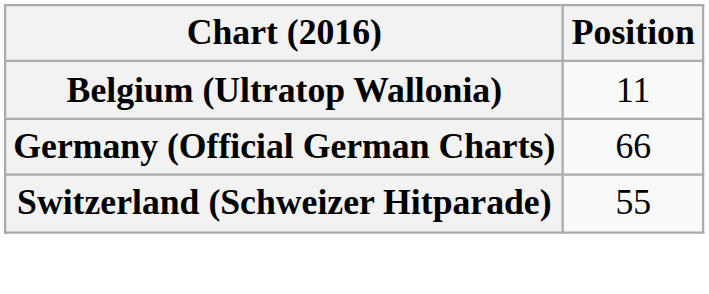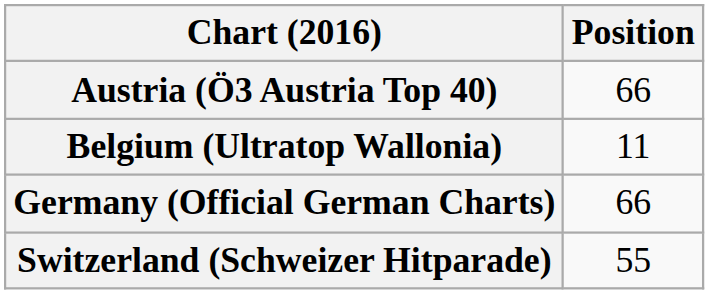+ row: (284, 89)
